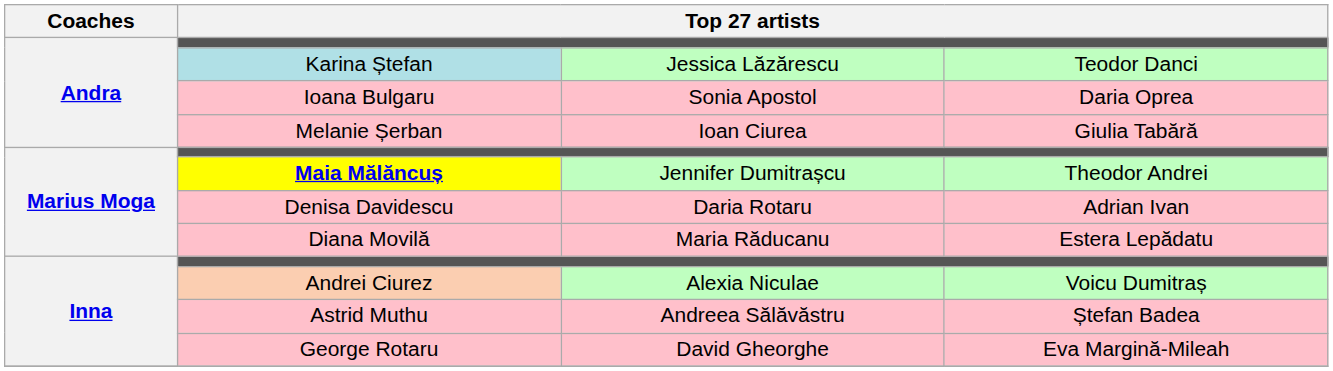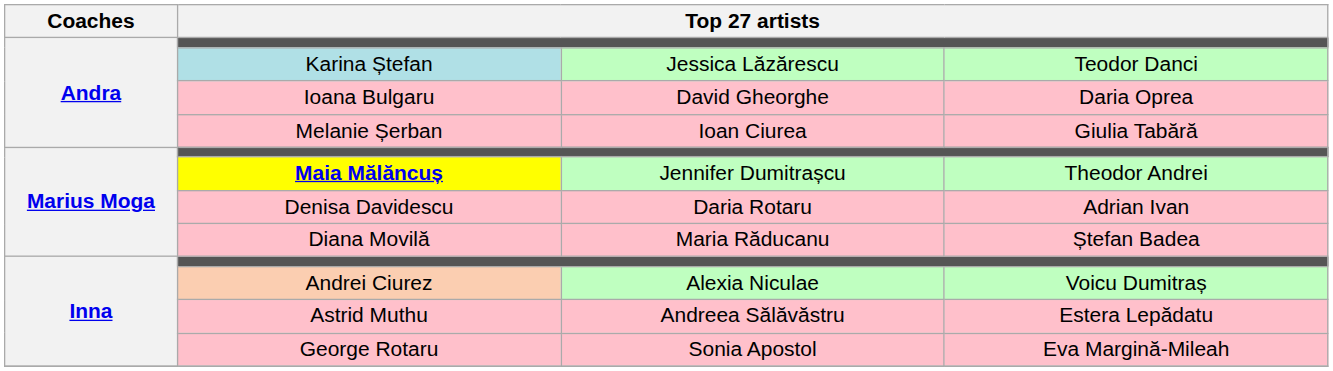(753, 97) Sonia Apostol -> (753, 97) David Gheorghe
(1136, 239) Estera Lepădatu -> (1136, 239) Ștefan Badea
(1136, 316) Ștefan Badea -> (1136, 316) Estera Lepădatu
(753, 349) David Gheorghe -> (753, 349) Sonia Apostol
